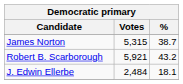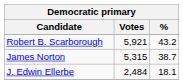rows swapped: (55, 57) <-> (36, 42)
